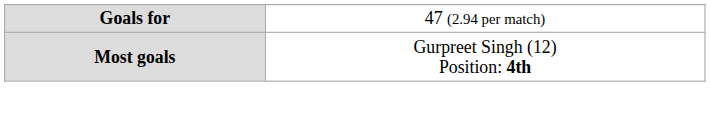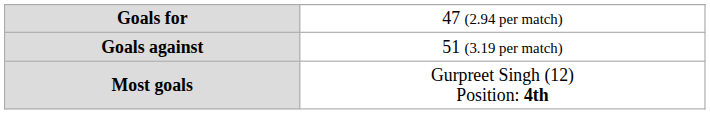+ row: (152, 46)
